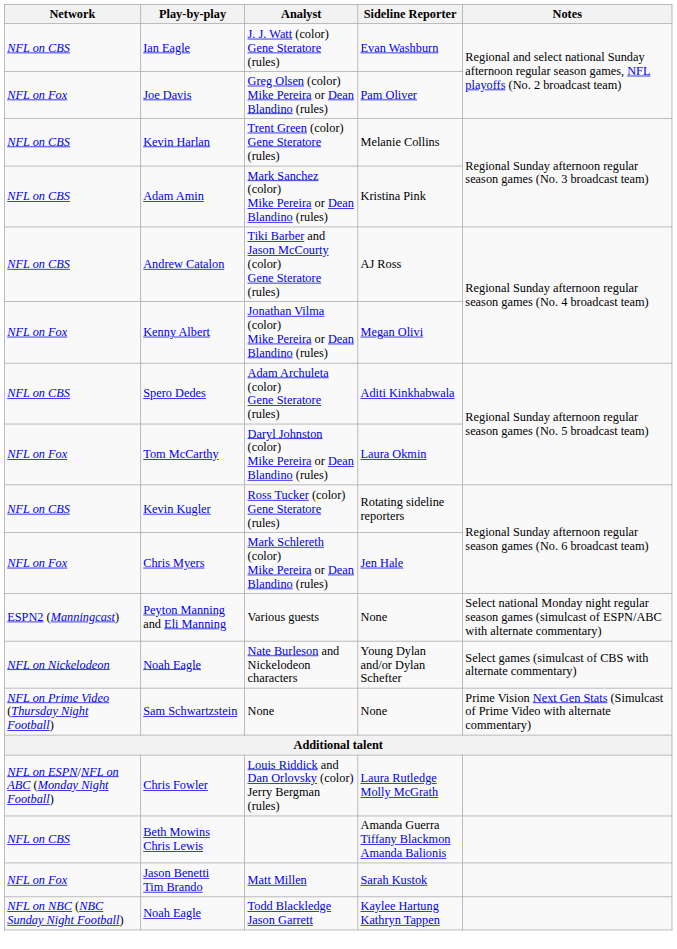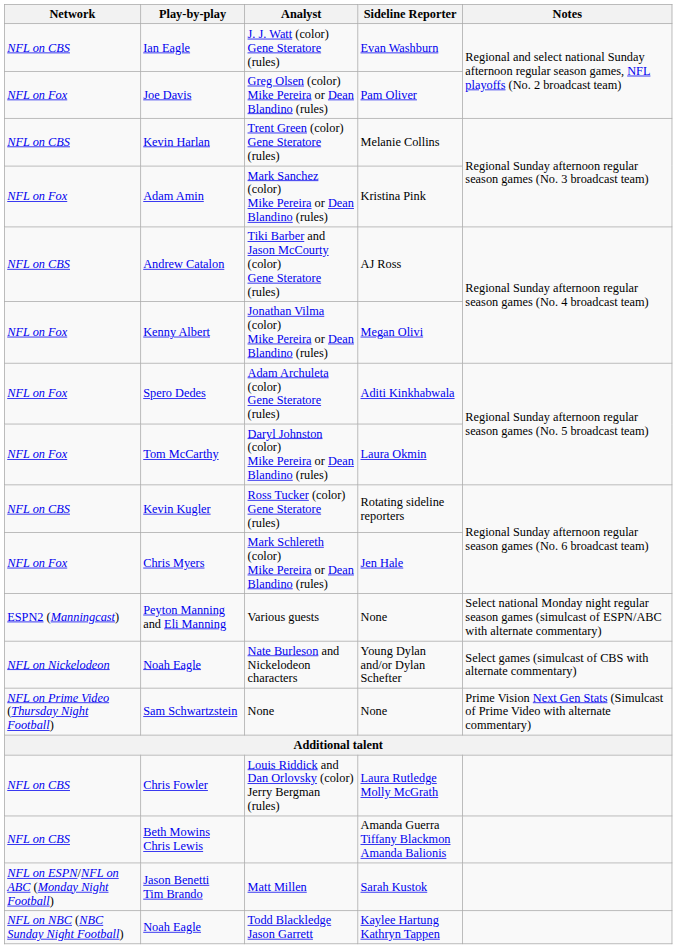(39, 196) NFL on CBS -> (37, 196) NFL on Fox
(39, 393) NFL on CBS -> (37, 393) NFL on Fox
(63, 785) NFL on ESPN/NFL on ABC (Monday Night Football) -> (39, 785) NFL on CBS
(37, 880) NFL on Fox -> (63, 886) NFL on ESPN/NFL on ABC (Monday Night Football)
